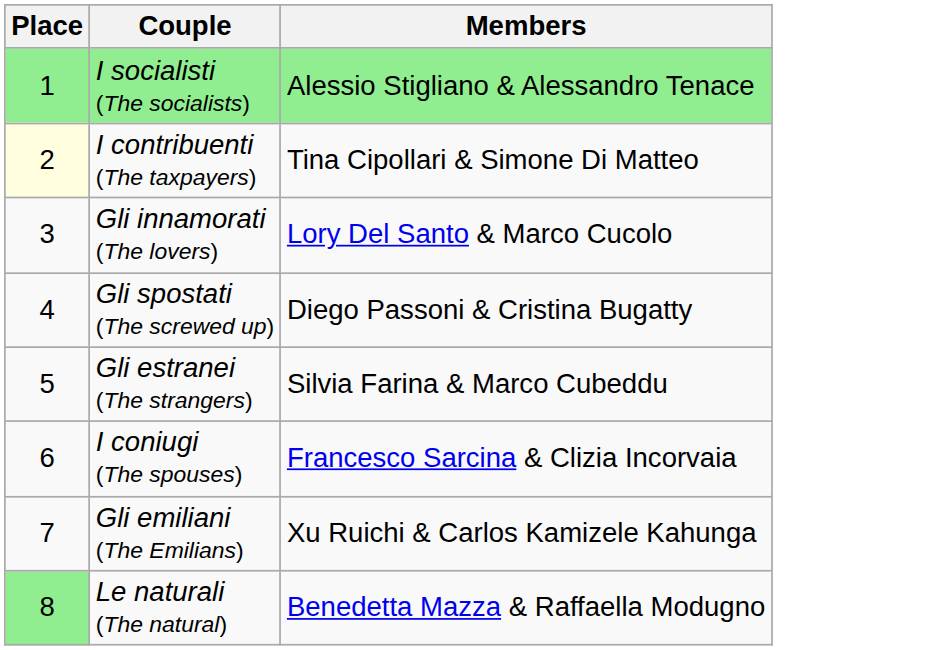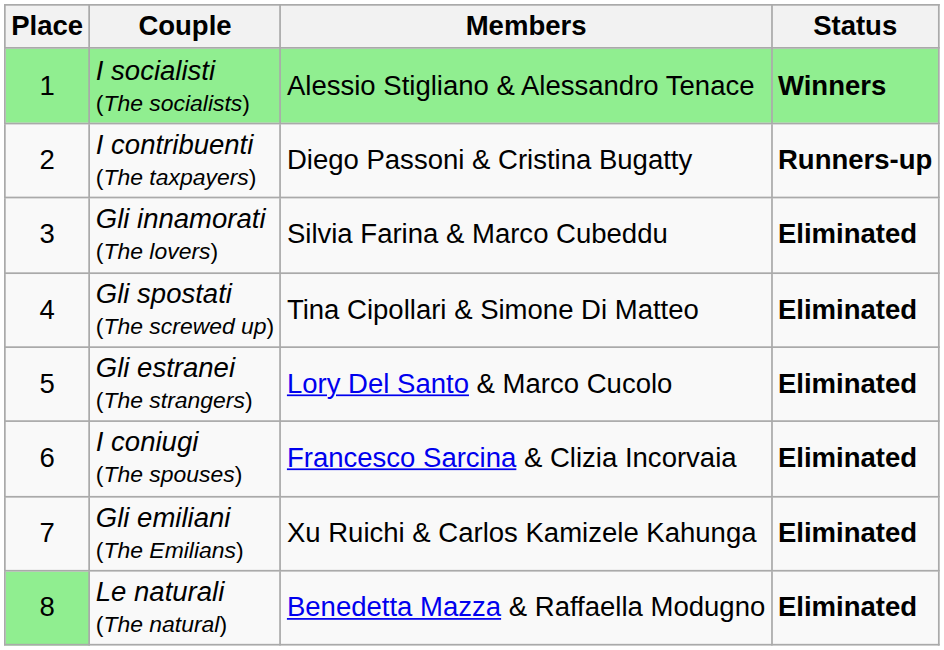+ column: (855, 26)
(47, 160) lightyellow background -> (47, 160) no background
(493, 160) Tina Cipollari & Simone Di Matteo -> (490, 160) Diego Passoni & Cristina Bugatty
(480, 234) Lory Del Santo & Marco Cucolo -> (477, 234) Silvia Farina & Marco Cubeddu
(490, 309) Diego Passoni & Cristina Bugatty -> (493, 309) Tina Cipollari & Simone Di Matteo
(477, 383) Silvia Farina & Marco Cubeddu -> (480, 383) Lory Del Santo & Marco Cucolo
